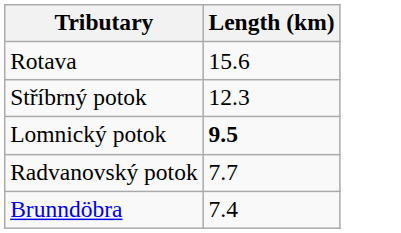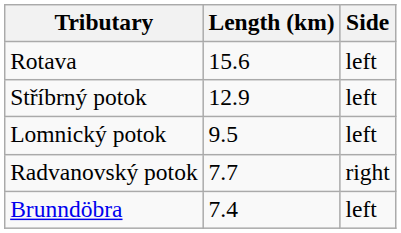+ column: (368, 23)
(229, 97) 12.3 -> (229, 97) 12.9
(223, 135) bold -> (223, 135) normal
